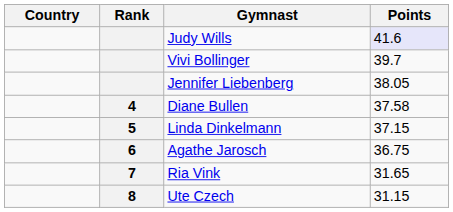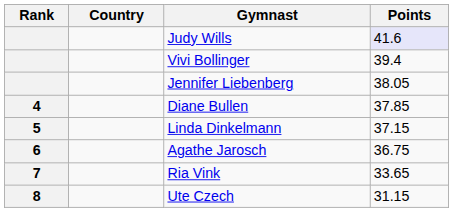columns swapped: (132, 15) <-> (52, 15)
(388, 60) 39.7 -> (388, 60) 39.4
(392, 106) 37.58 -> (392, 106) 37.85
(392, 173) 31.65 -> (392, 173) 33.65
